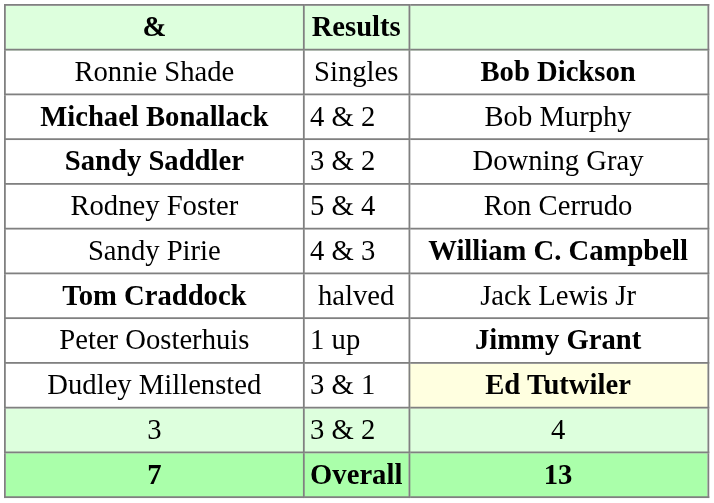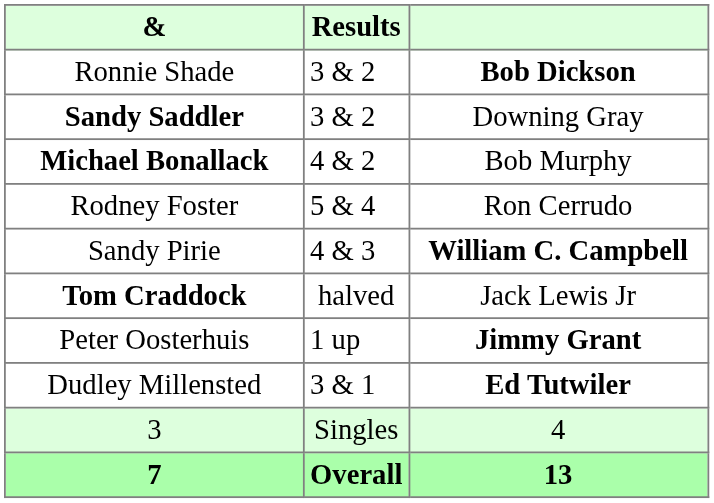(356, 71) Singles -> (343, 71) 3 & 2
rows swapped: (154, 116) <-> (154, 161)
(558, 384) lightyellow background -> (558, 384) no background
(343, 429) 3 & 2 -> (356, 429) Singles
